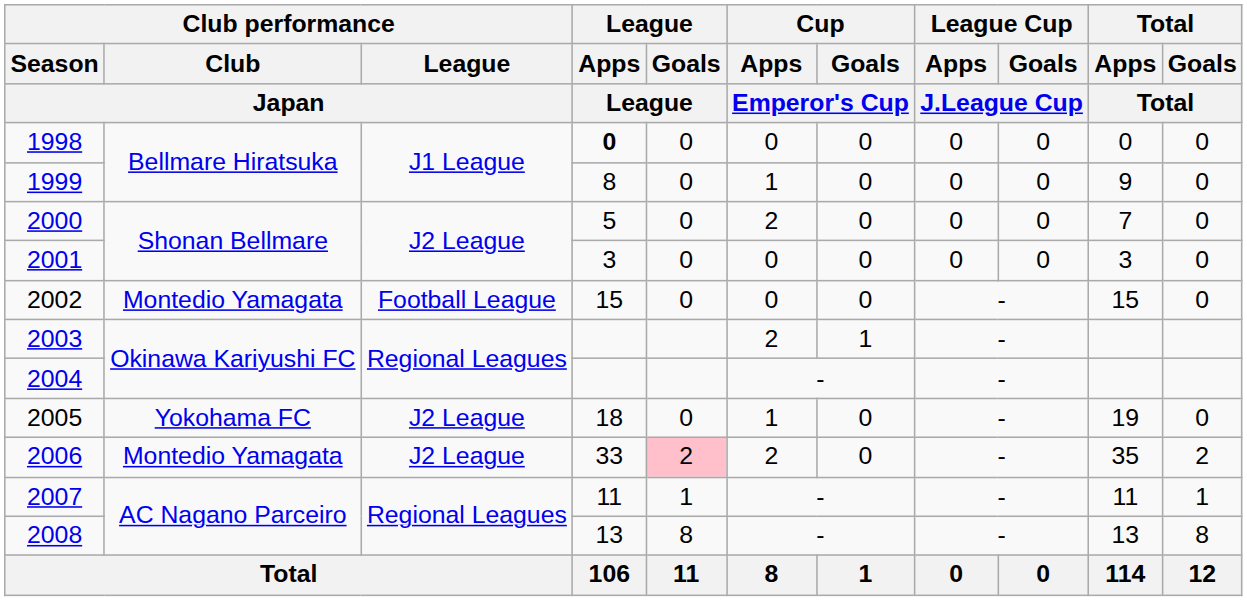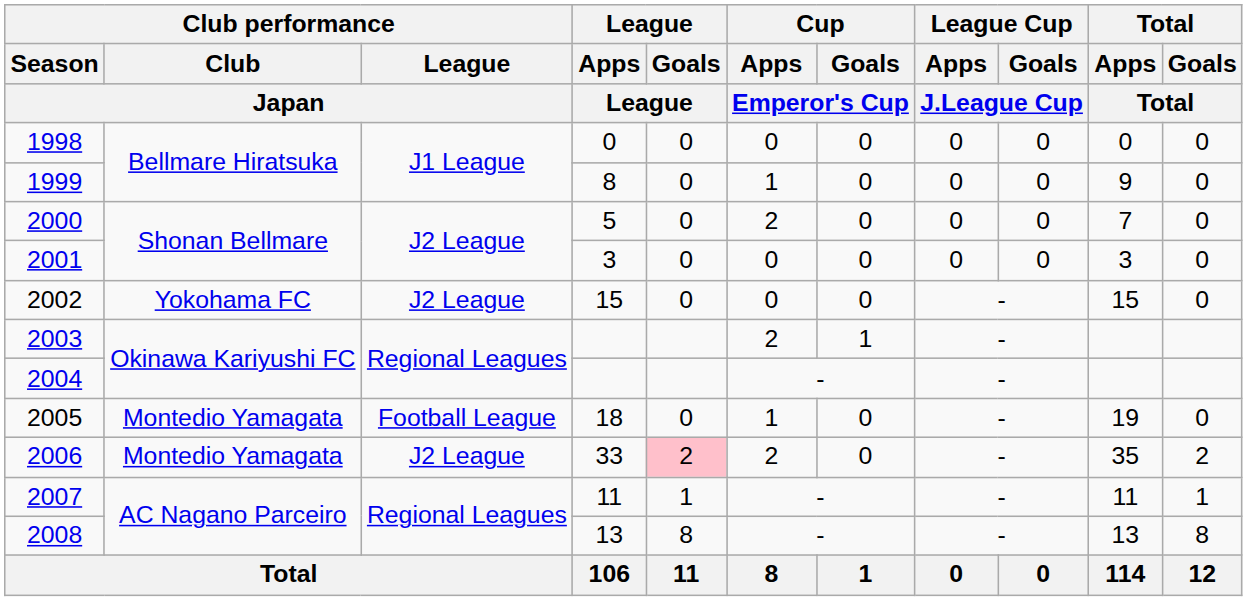(609, 142) bold -> (609, 142) normal
(233, 299) Montedio Yamagata -> (233, 299) Yokohama FC
(467, 299) Football League -> (467, 299) J2 League
(233, 417) Yokohama FC -> (233, 417) Montedio Yamagata
(467, 417) J2 League -> (467, 417) Football League
